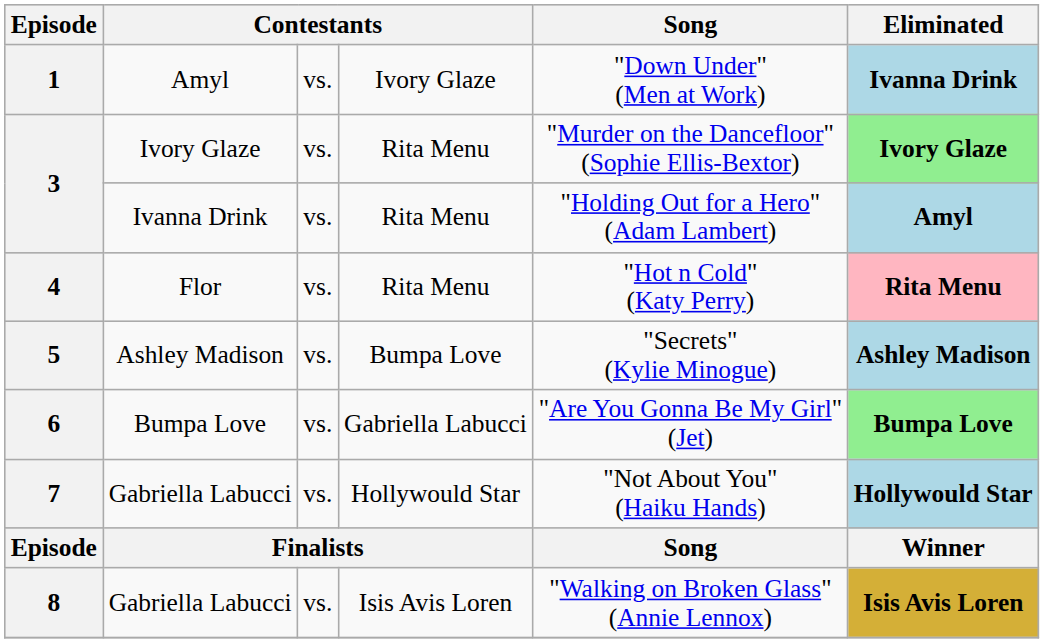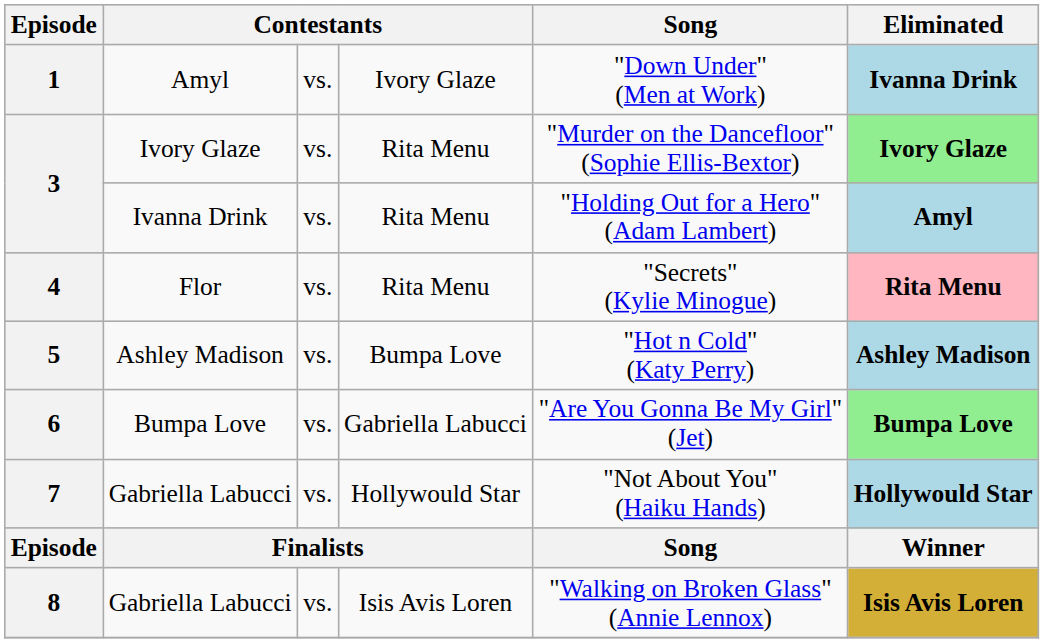(690, 286) "Hot n Cold" (Katy Perry) -> (690, 286) "Secrets" (Kylie Minogue)
(690, 355) "Secrets" (Kylie Minogue) -> (690, 355) "Hot n Cold" (Katy Perry)
